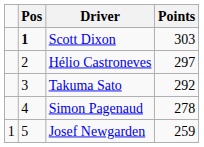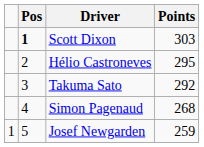(185, 62) 297 -> (185, 62) 295
(185, 108) 278 -> (185, 108) 268
